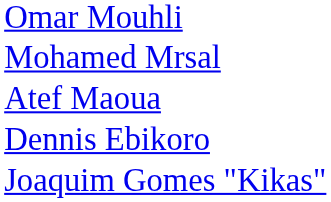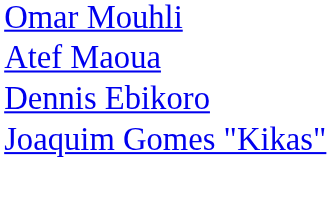- row: (112, 57)
